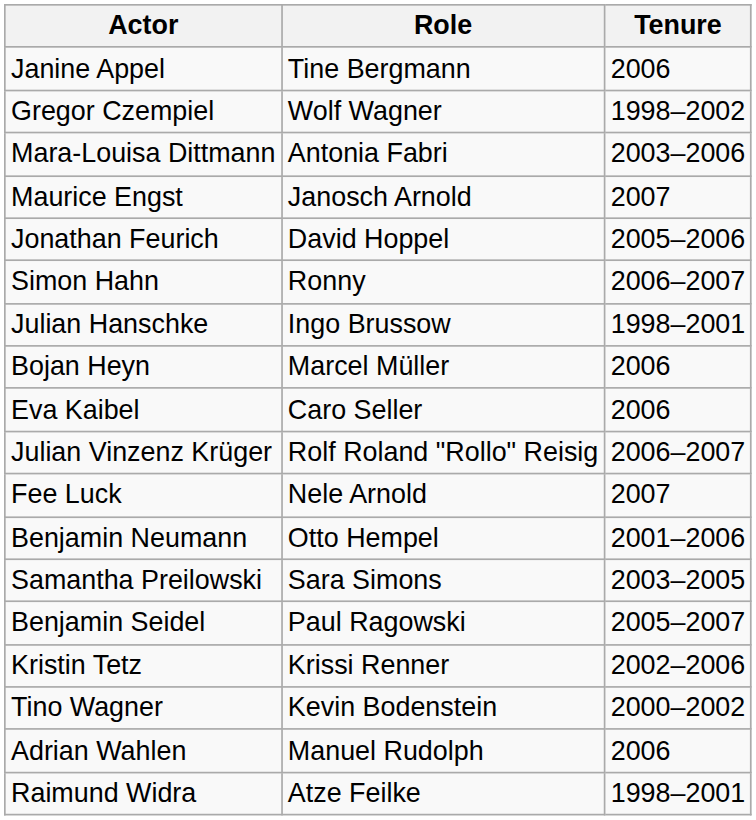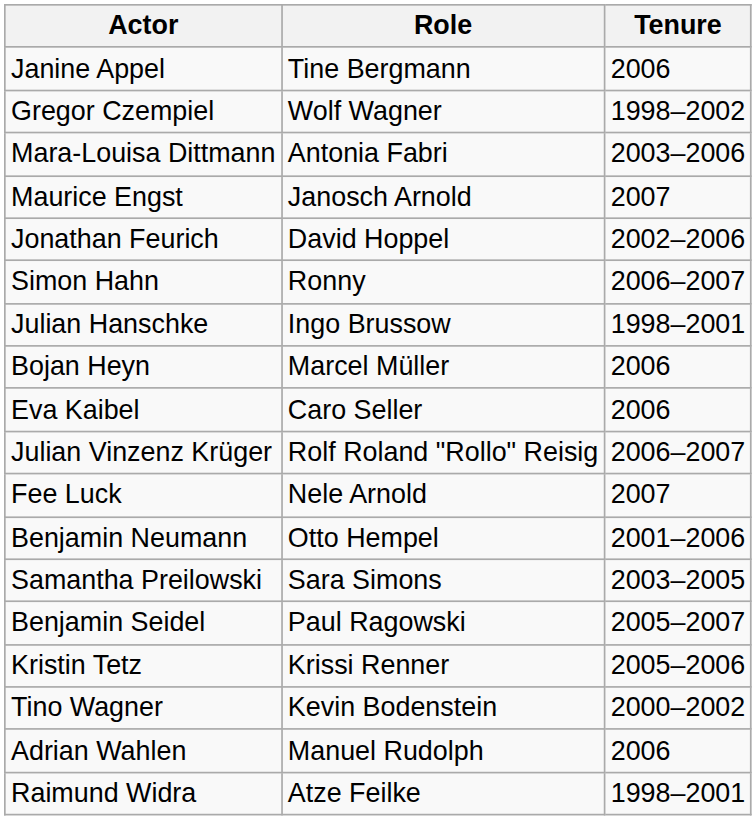(678, 238) 2005–2006 -> (678, 238) 2002–2006
(678, 665) 2002–2006 -> (678, 665) 2005–2006
